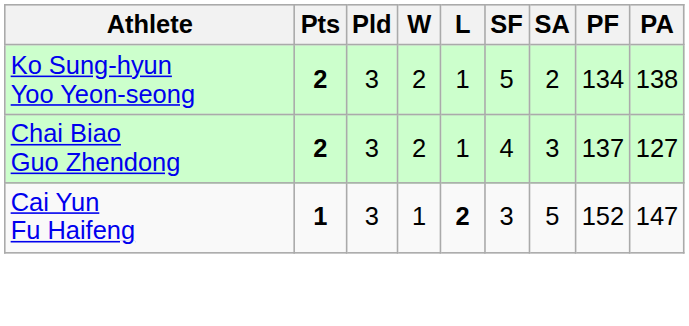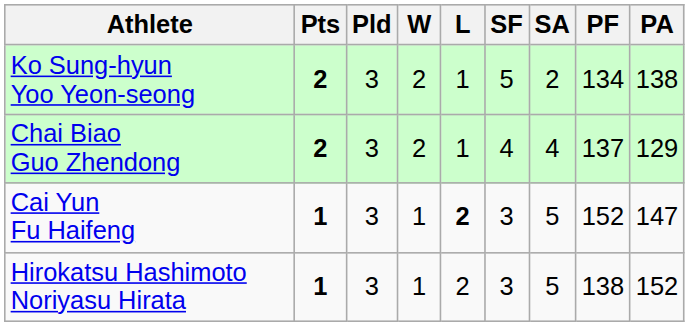(552, 148) 3 -> (552, 148) 4
(657, 148) 127 -> (657, 148) 129
+ row: (129, 286)
